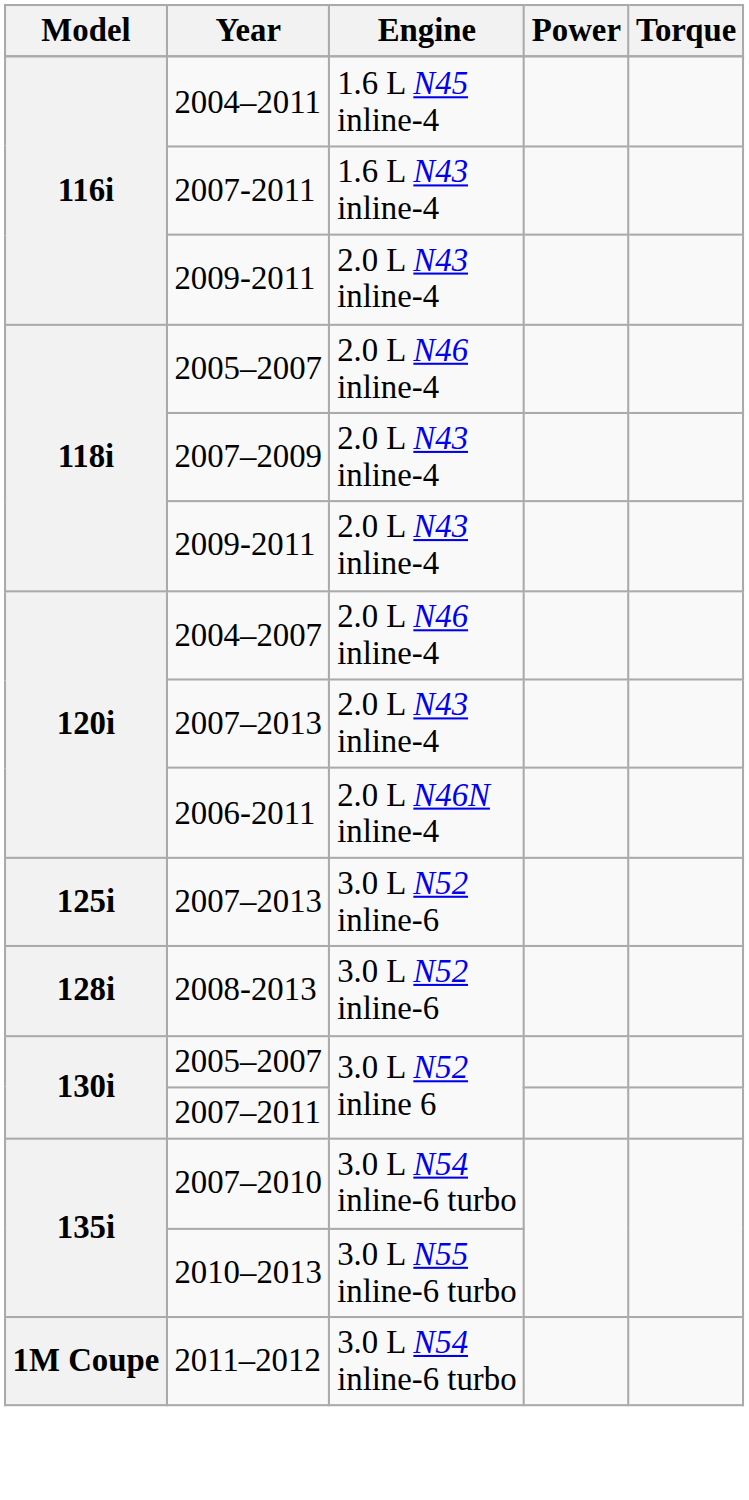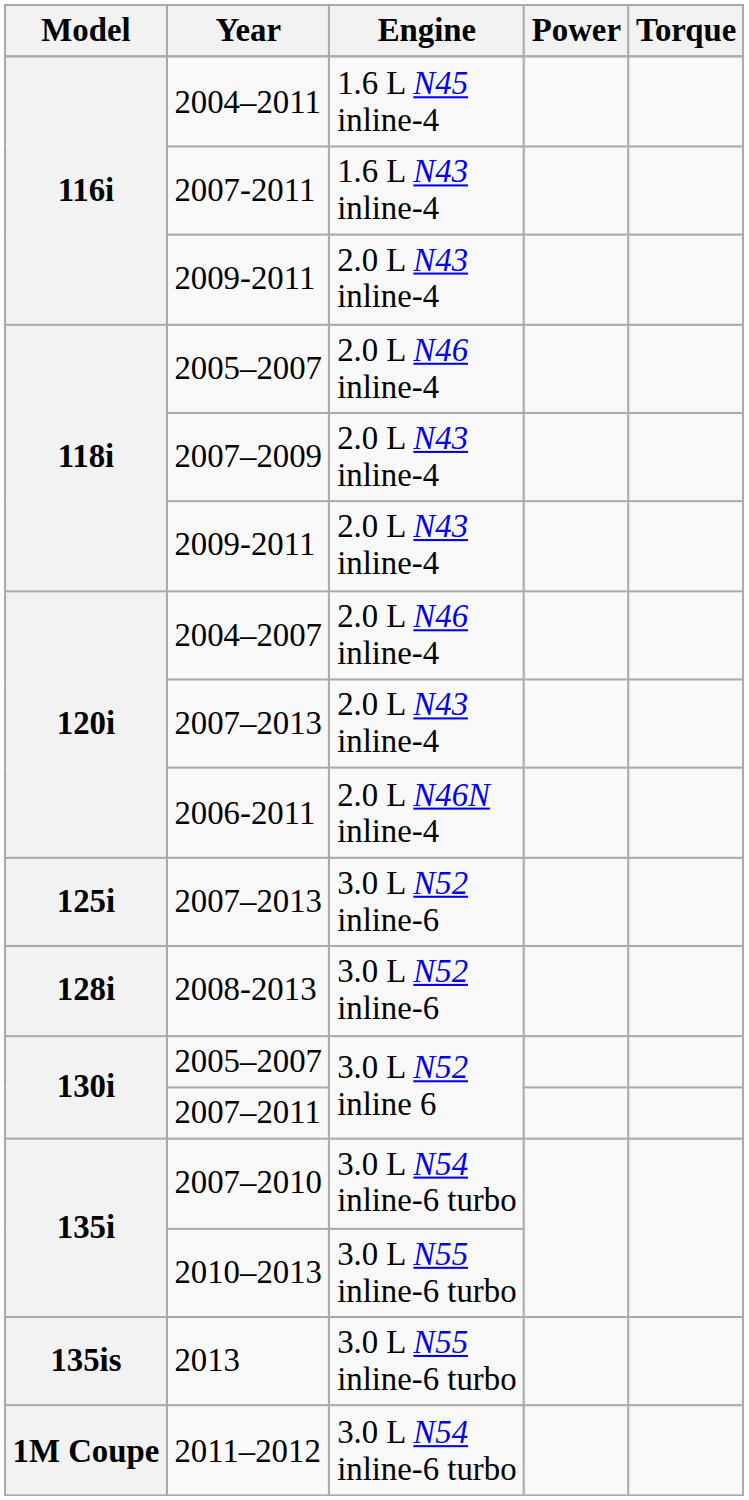+ row: (86, 1360)
